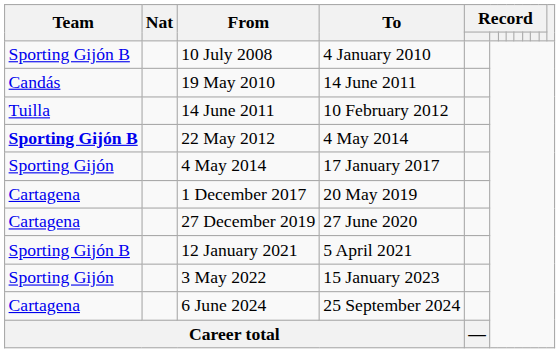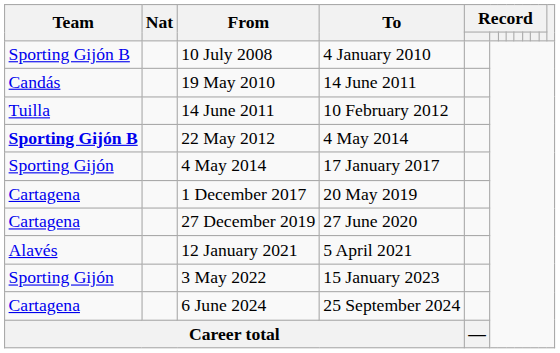(69, 249) Sporting Gijón B -> (33, 249) Alavés
